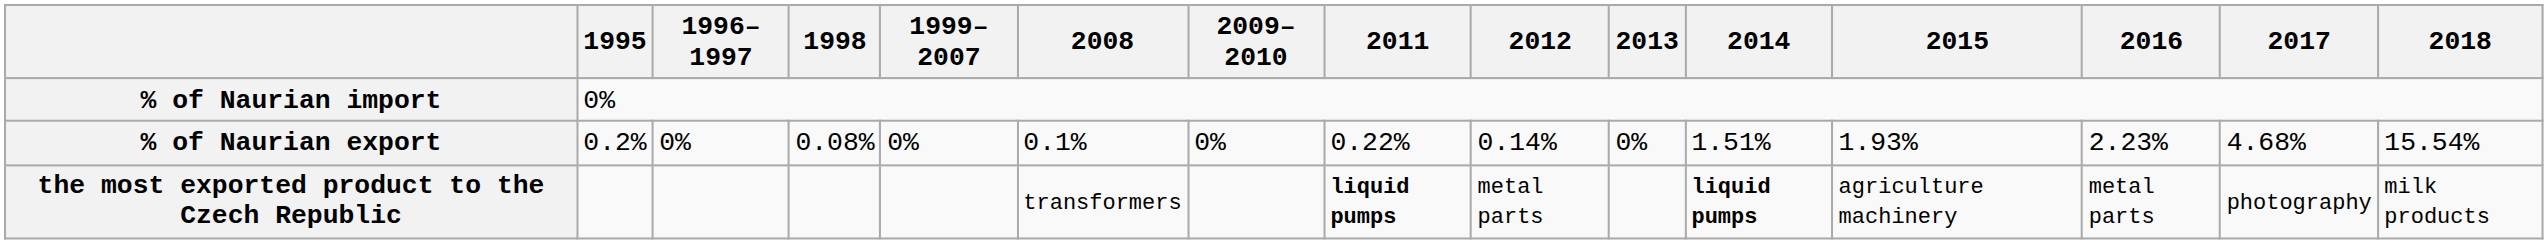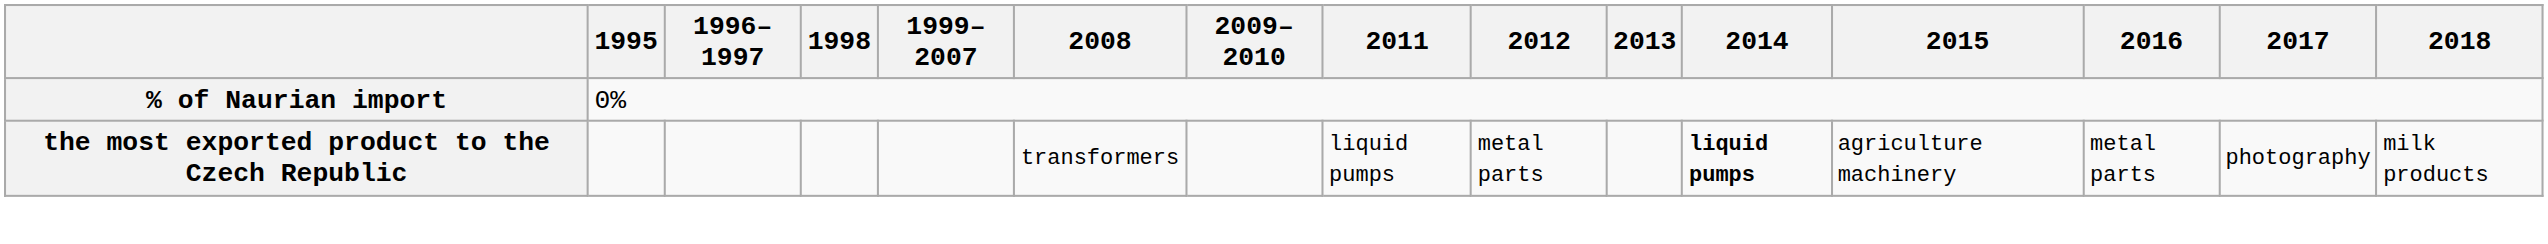- row: (291, 143)
(1370, 201) bold -> (1369, 159) normal
